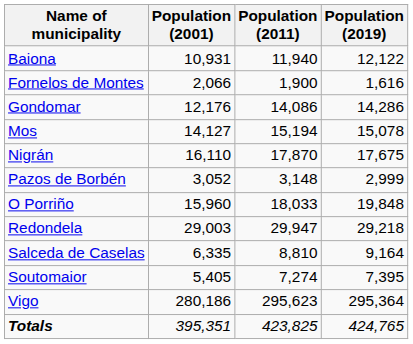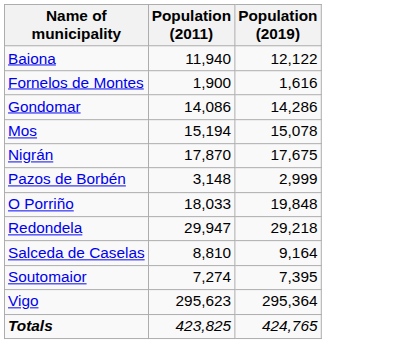- column: (191, 25)
